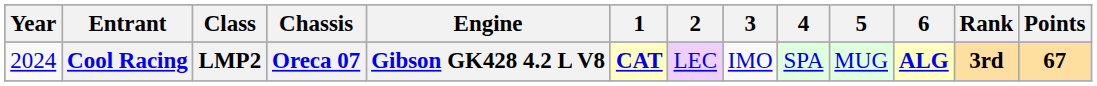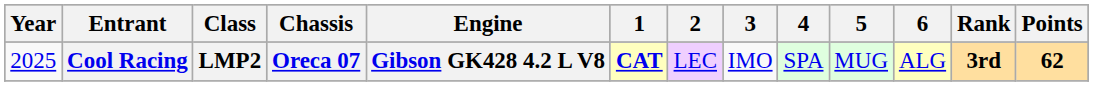(33, 60) 2024 -> (33, 60) 2025
(924, 60) bold -> (923, 60) normal
(1055, 60) 67 -> (1052, 60) 62
